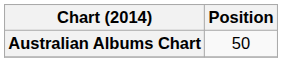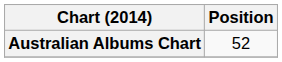(241, 43) 50 -> (241, 43) 52
